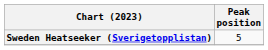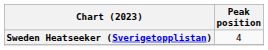(239, 38) 5 -> (239, 38) 4
